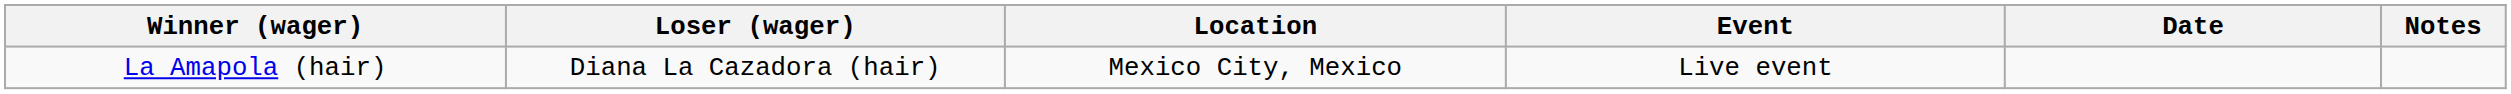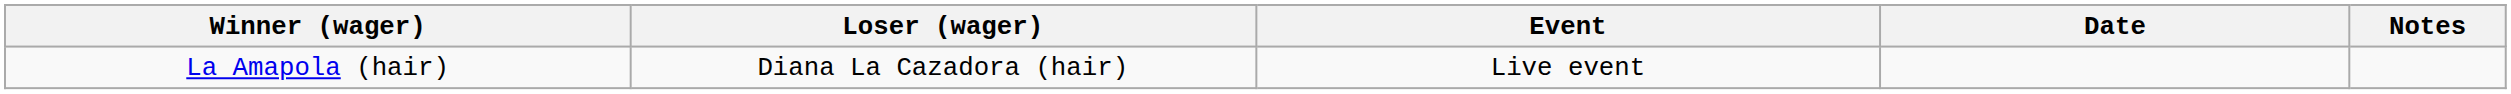- column: (1255, 26)
